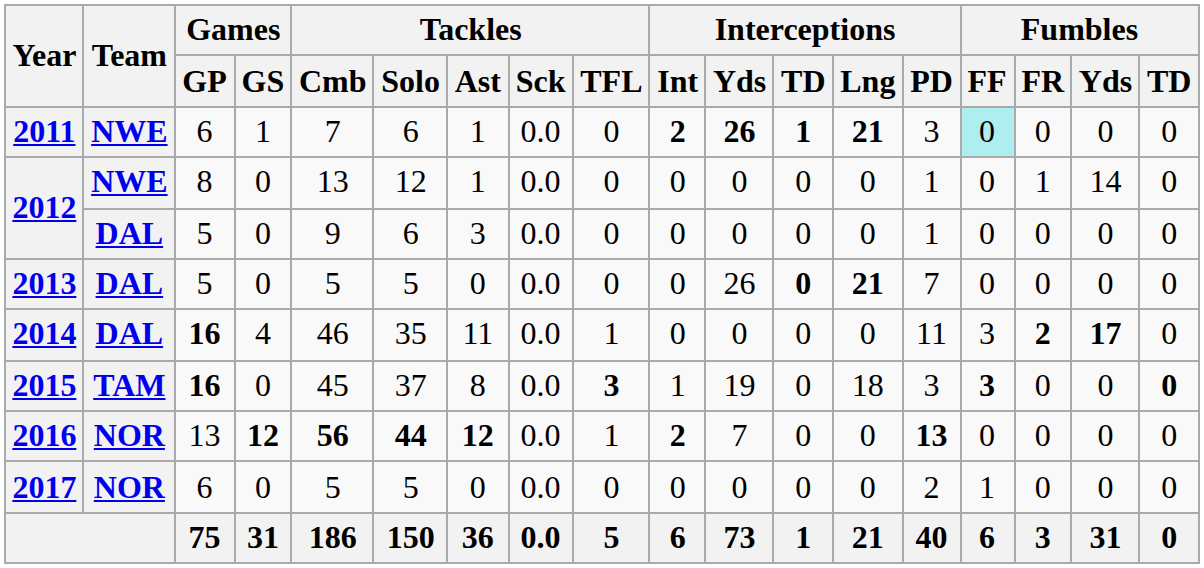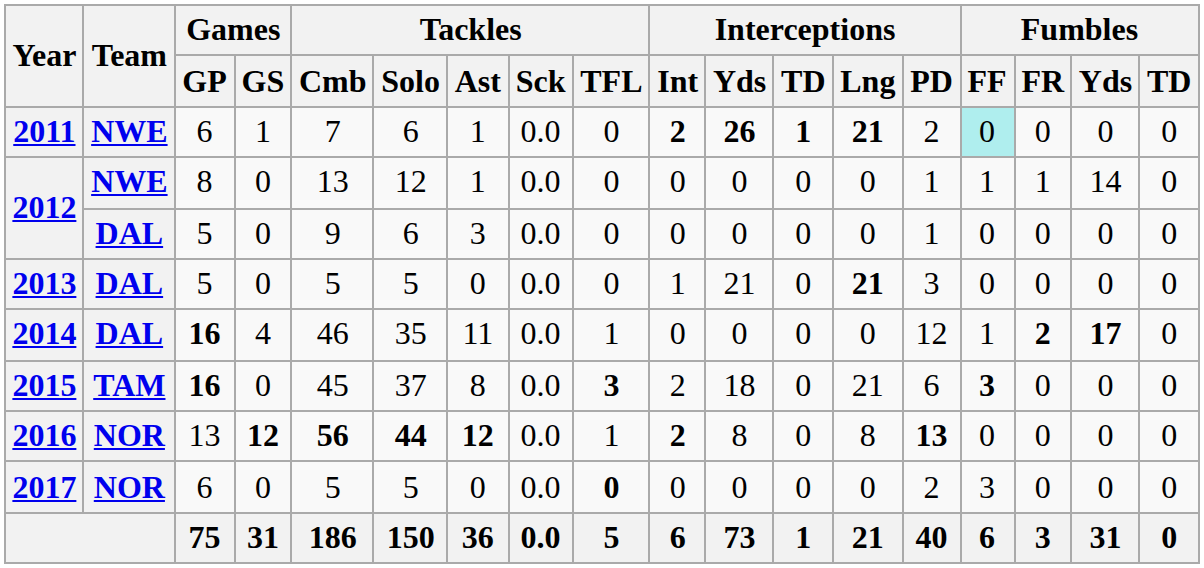(931, 131) 3 -> (931, 131) 2
(987, 182) 0 -> (987, 182) 1
(678, 283) 0 -> (678, 283) 1
(740, 283) 26 -> (740, 283) 21
(803, 283) bold -> (803, 283) normal
(931, 283) 7 -> (931, 283) 3
(931, 334) 11 -> (931, 334) 12
(987, 334) 3 -> (987, 334) 1
(678, 385) 1 -> (678, 385) 2
(740, 385) 19 -> (740, 385) 18
(868, 385) 18 -> (868, 385) 21
(931, 385) 3 -> (931, 385) 6
(1169, 385) bold -> (1169, 385) normal
(740, 435) 7 -> (740, 435) 8
(868, 435) 0 -> (868, 435) 8
(611, 486) normal -> (611, 486) bold
(987, 486) 1 -> (987, 486) 3
